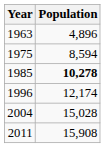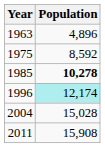(83, 53) 8,594 -> (83, 53) 8,592
(80, 93) no background -> (80, 93) paleturquoise background
